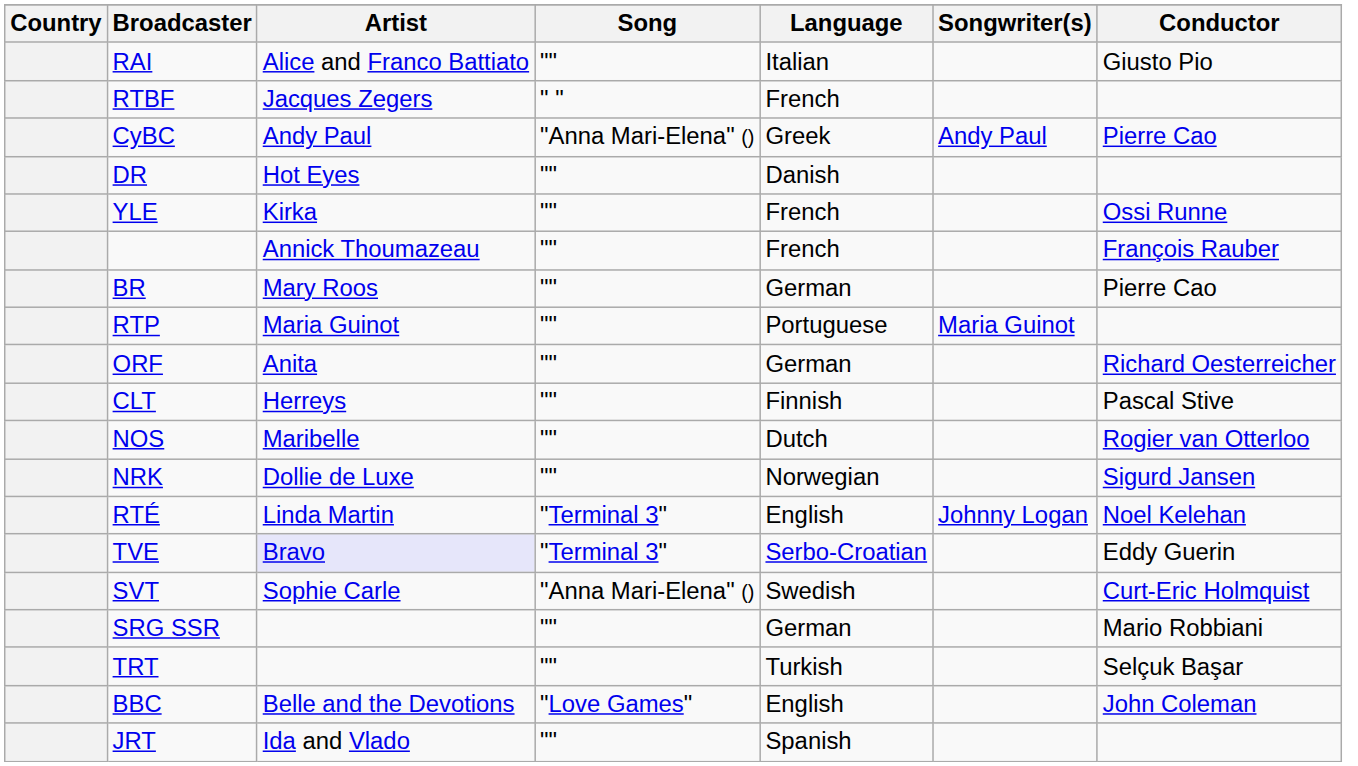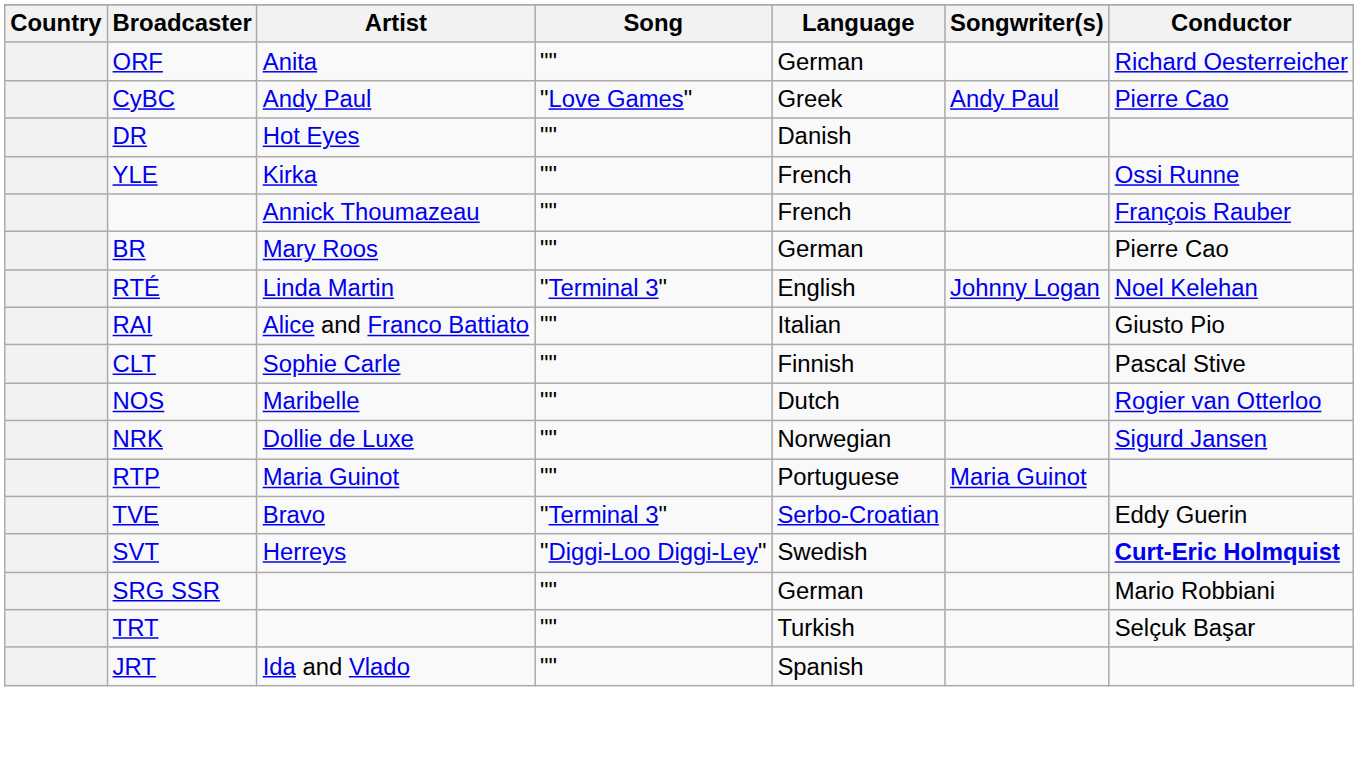rows swapped: (138, 363) <-> (132, 61)
- row: (144, 99)
(647, 136) "Anna Mari-Elena" () -> (616, 99) "Love Games"
rows swapped: (136, 514) <-> (136, 325)
(304, 401) Herreys -> (332, 363) Sophie Carle
(294, 552) lavender background -> (294, 514) no background
(332, 590) Sophie Carle -> (304, 552) Herreys
(647, 590) "Anna Mari-Elena" () -> (653, 552) "Diggi-Loo Diggi-Ley"
(1206, 590) normal -> (1227, 552) bold
- row: (137, 703)
